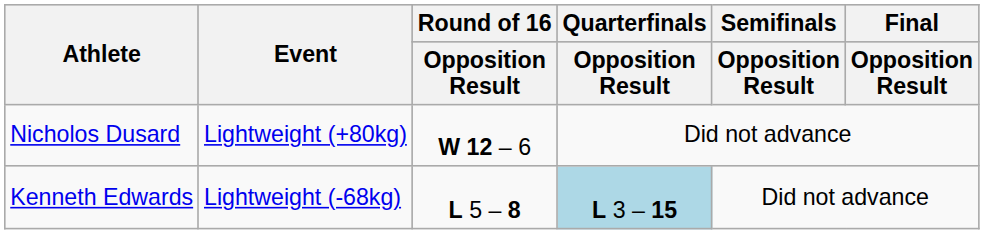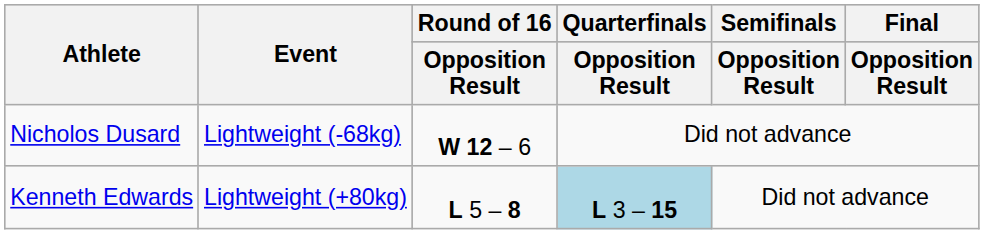(305, 135) Lightweight (+80kg) -> (303, 135) Lightweight (-68kg)
(303, 198) Lightweight (-68kg) -> (305, 198) Lightweight (+80kg)
